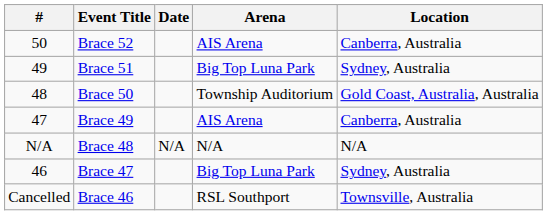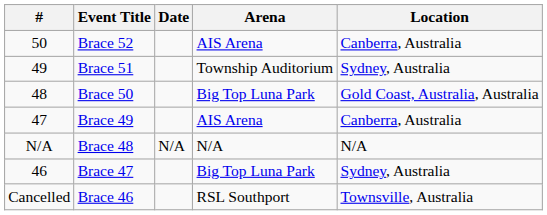(256, 69) Big Top Luna Park -> (265, 69) Township Auditorium
(265, 94) Township Auditorium -> (256, 94) Big Top Luna Park
